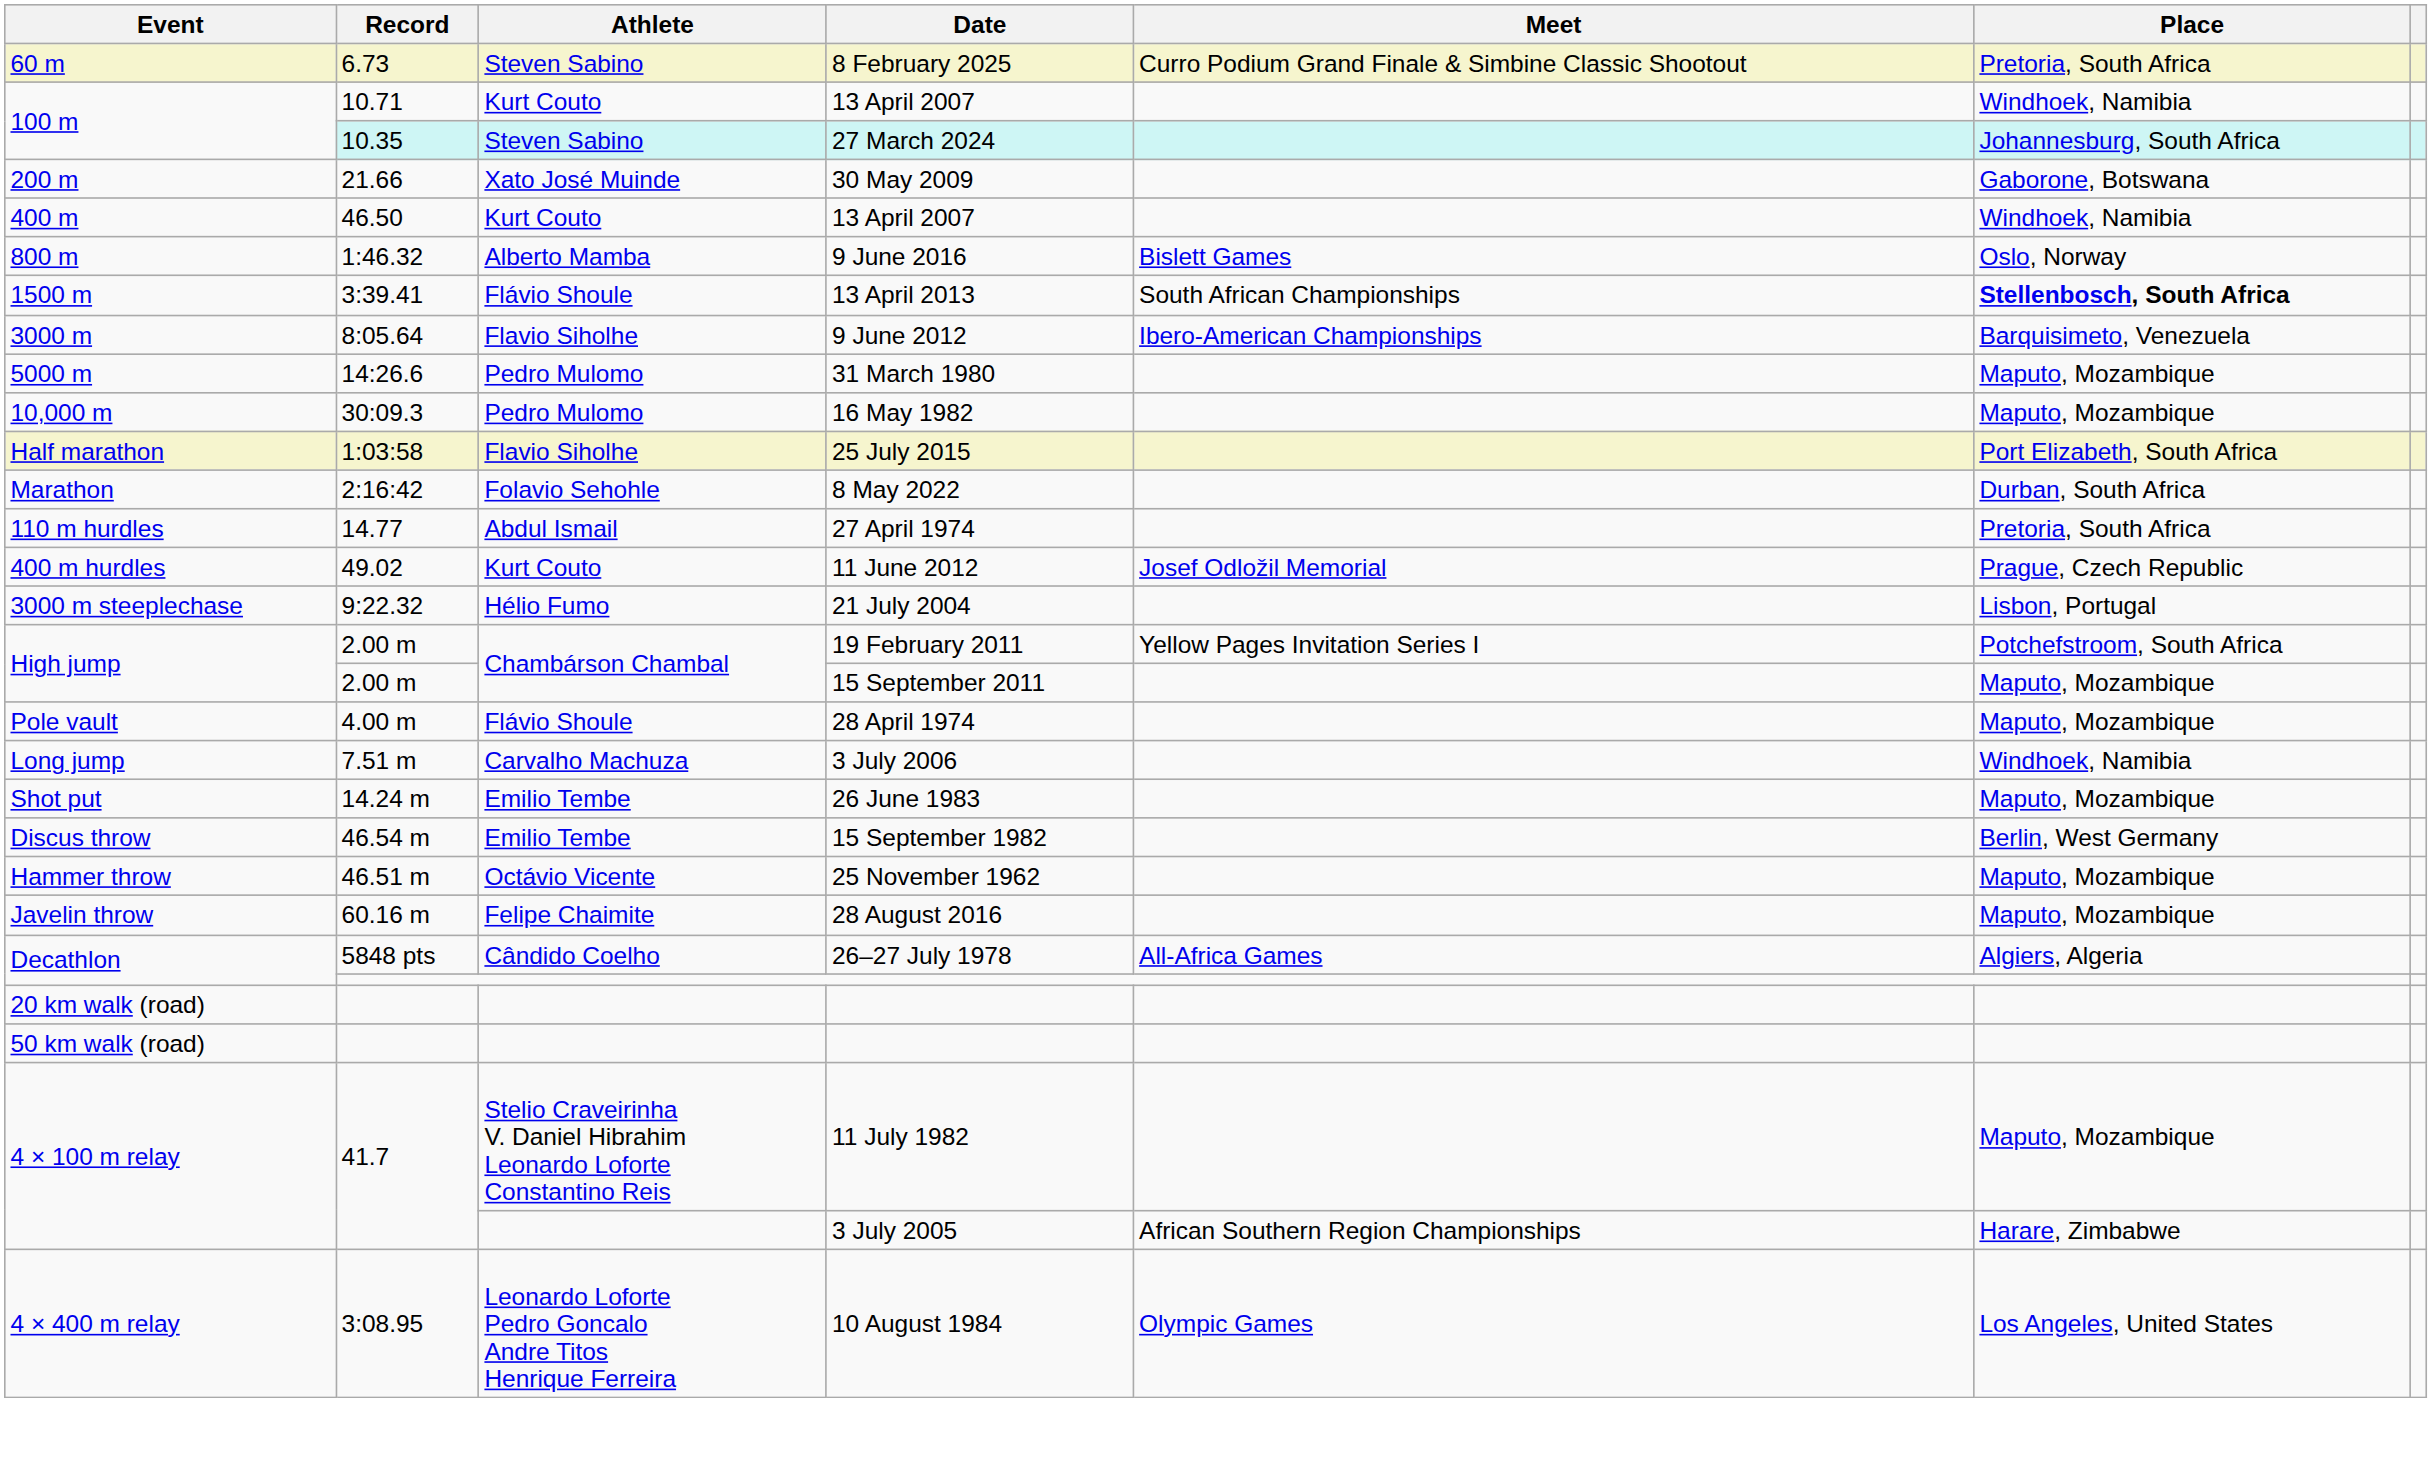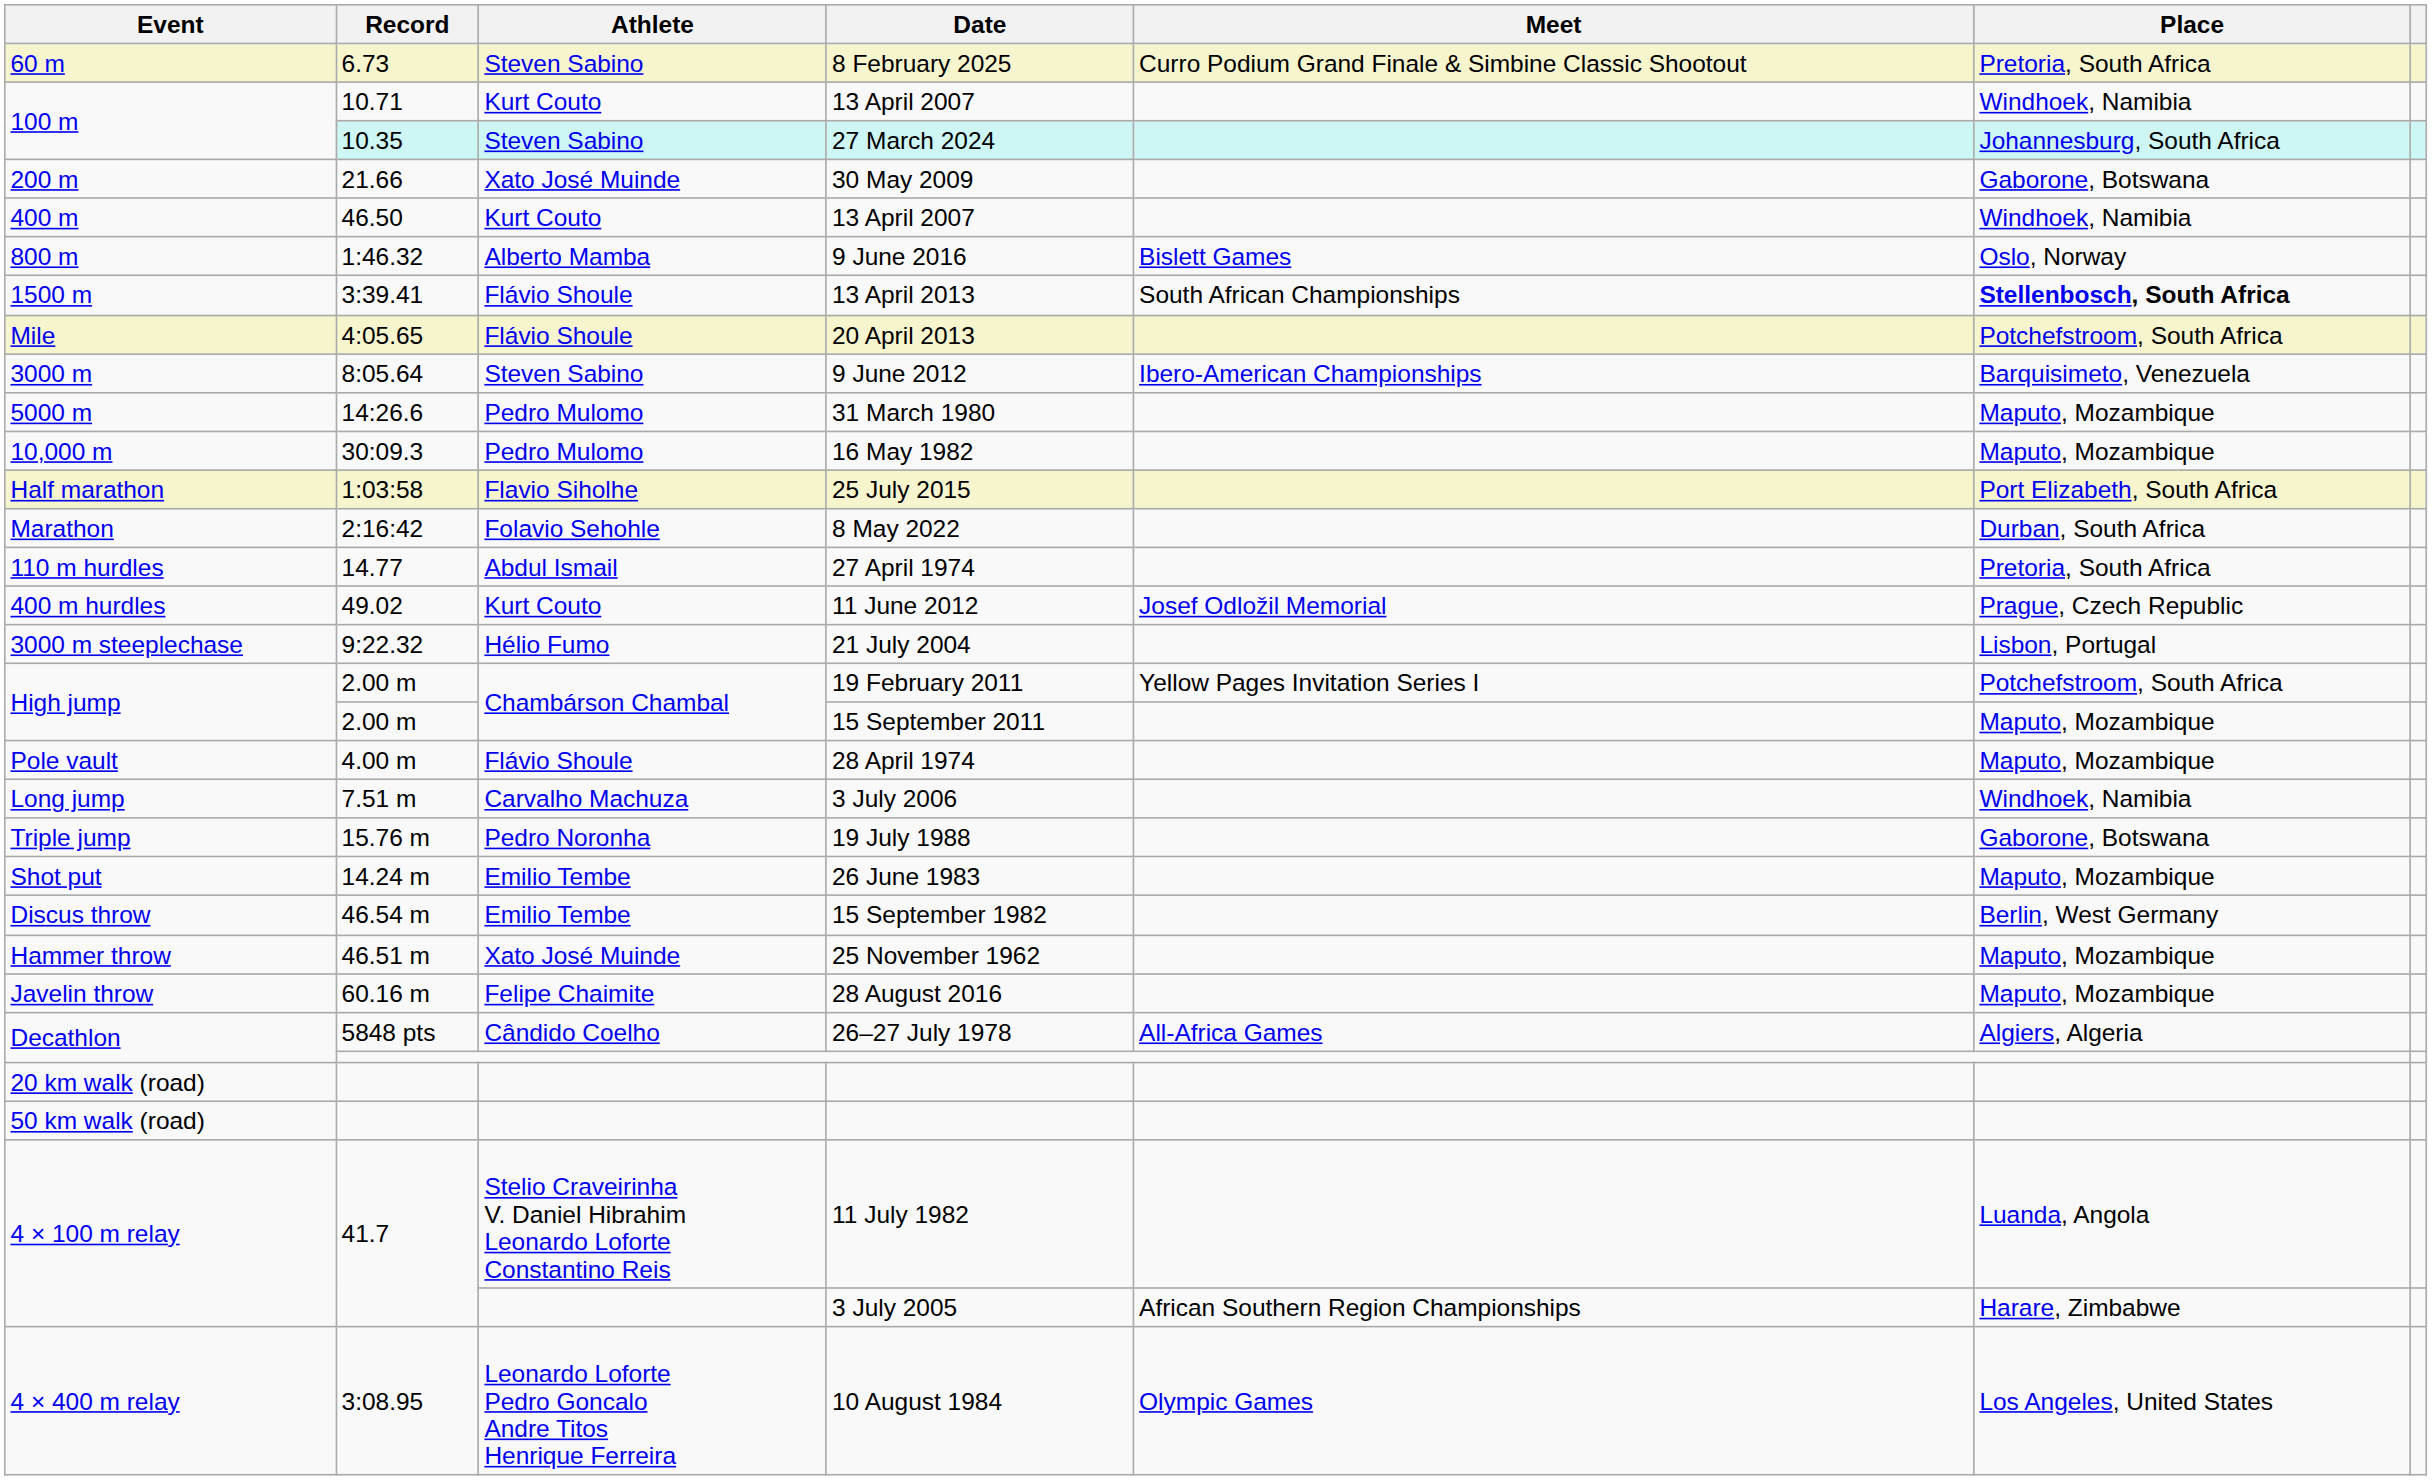+ row: (33, 334)
(561, 334) Flavio Siholhe -> (564, 373) Steven Sabino
+ row: (71, 838)
(570, 877) Octávio Vicente -> (582, 954) Xato José Muinde
(2097, 1136) Maputo, Mozambique -> (2064, 1214) Luanda, Angola
